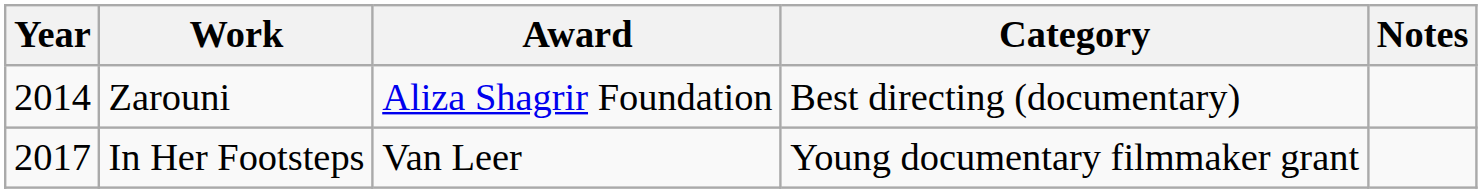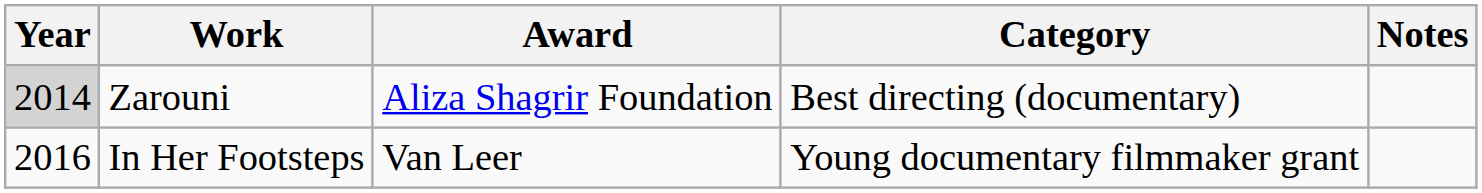(52, 95) no background -> (52, 95) lightgrey background
(52, 156) 2017 -> (52, 156) 2016
